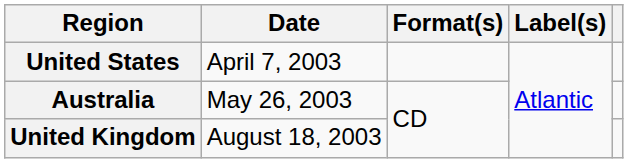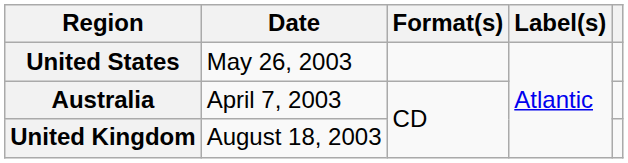(274, 61) April 7, 2003 -> (279, 61) May 26, 2003
(279, 99) May 26, 2003 -> (274, 99) April 7, 2003
